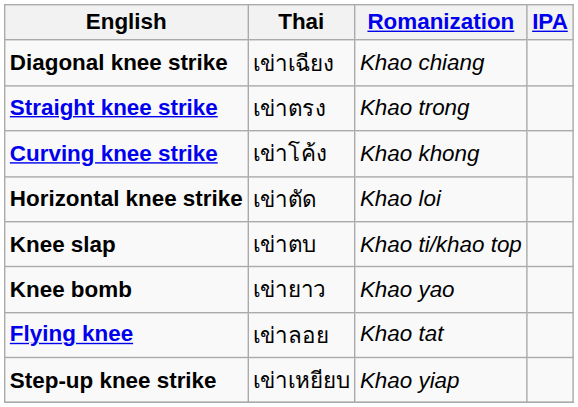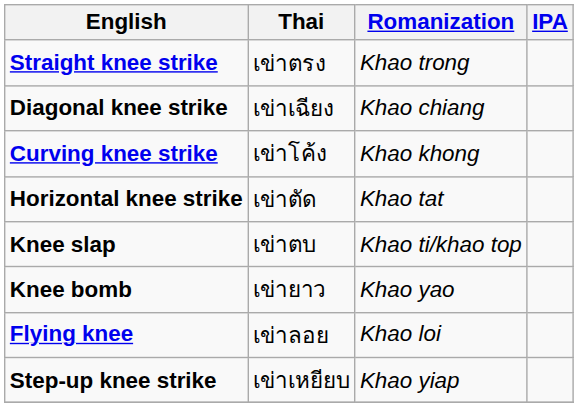rows swapped: (114, 108) <-> (119, 62)
(400, 198) Khao loi -> (402, 198) Khao tat
(402, 334) Khao tat -> (400, 334) Khao loi
